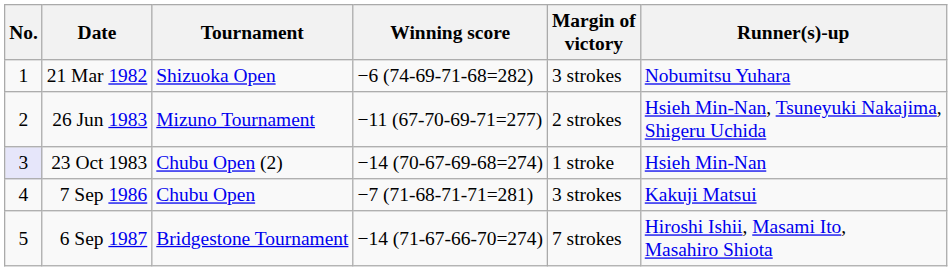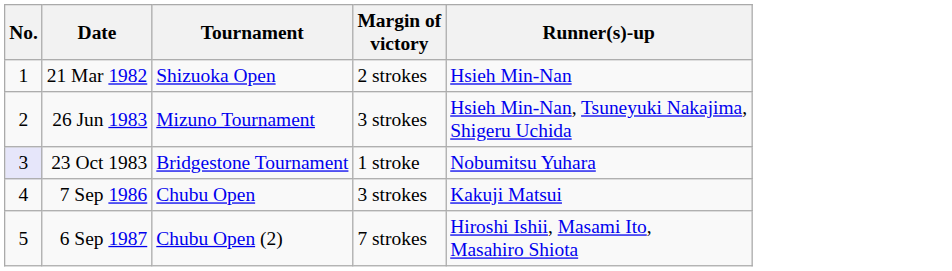- column: (450, 32)
(587, 75) 3 strokes -> (392, 75) 2 strokes
(718, 75) Nobumitsu Yuhara -> (511, 75) Hsieh Min-Nan
(587, 119) 2 strokes -> (392, 119) 3 strokes
(219, 163) Chubu Open (2) -> (252, 163) Bridgestone Tournament
(706, 163) Hsieh Min-Nan -> (523, 163) Nobumitsu Yuhara
(252, 238) Bridgestone Tournament -> (219, 238) Chubu Open (2)
